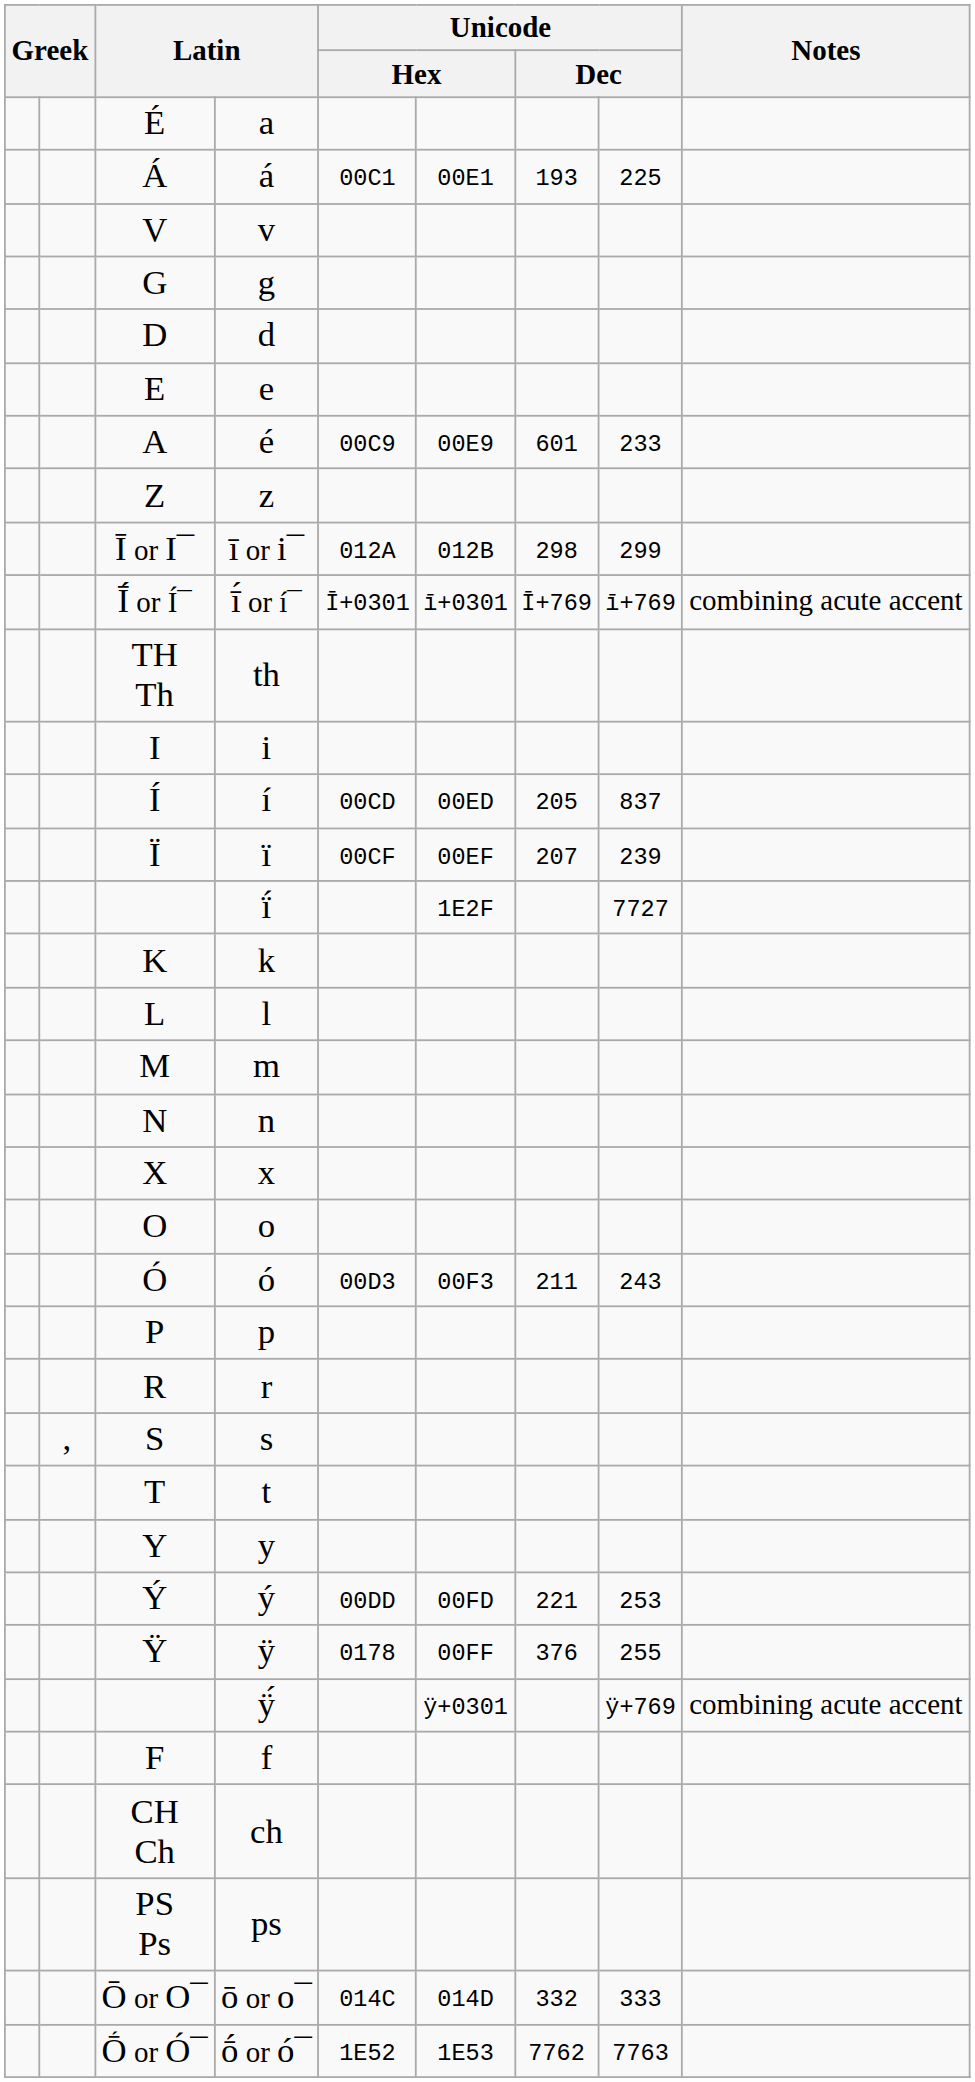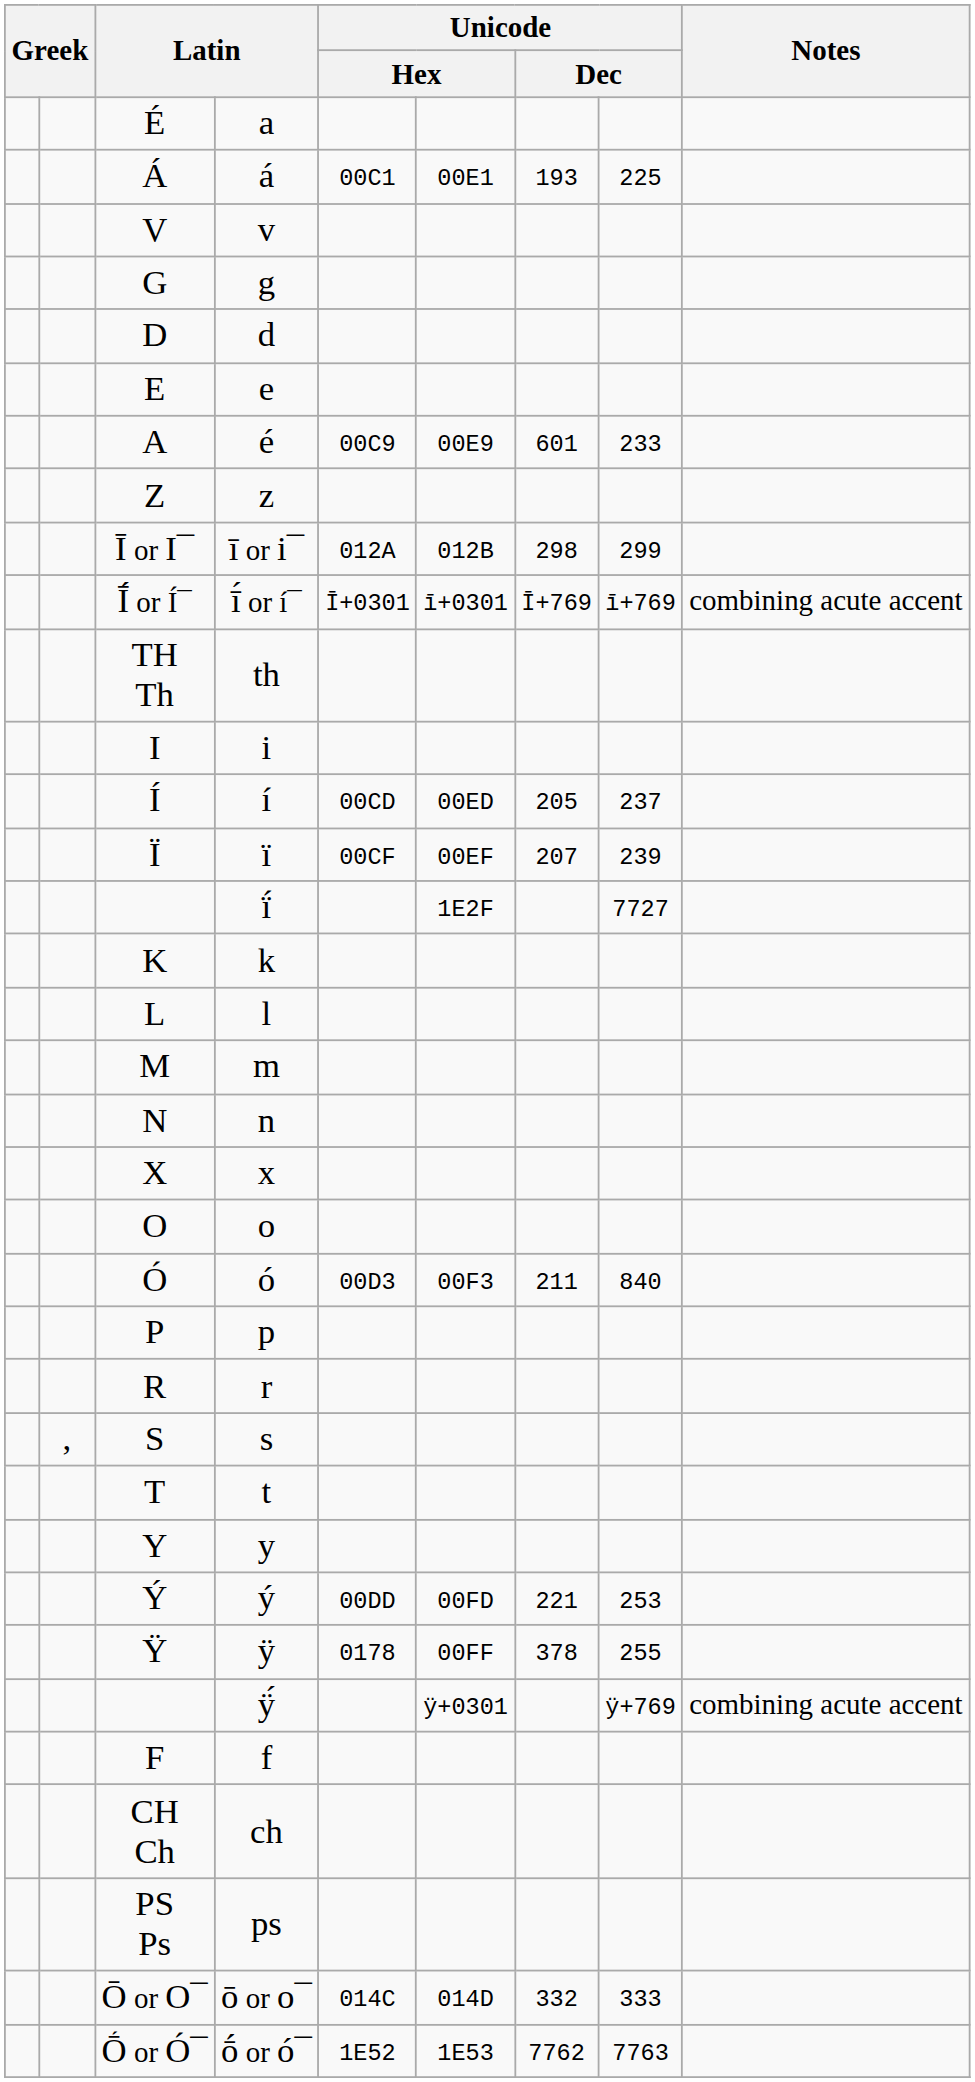(641, 804) 837 -> (641, 804) 237
(641, 1282) 243 -> (641, 1282) 840
(557, 1655) 376 -> (557, 1655) 378
